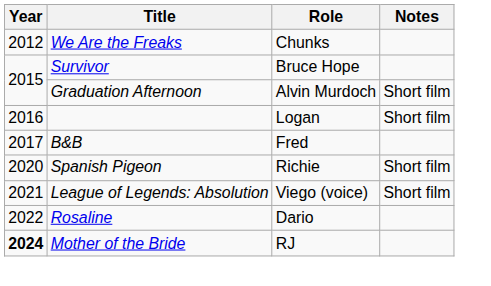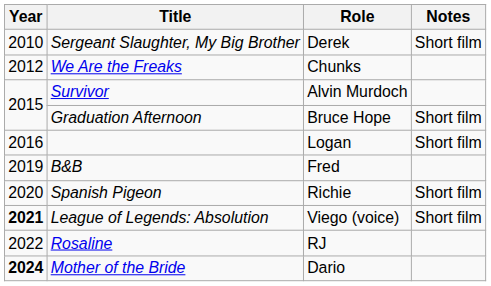+ row: (175, 42)
(318, 67) Bruce Hope -> (357, 92) Alvin Murdoch
(326, 92) Alvin Murdoch -> (349, 117) Bruce Hope
(26, 142) 2017 -> (26, 167) 2019
(26, 192) normal -> (26, 218) bold
(295, 218) Dario -> (317, 243) RJ
(286, 243) RJ -> (326, 268) Dario
